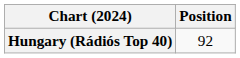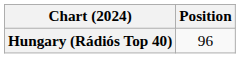(205, 40) 92 -> (205, 40) 96
